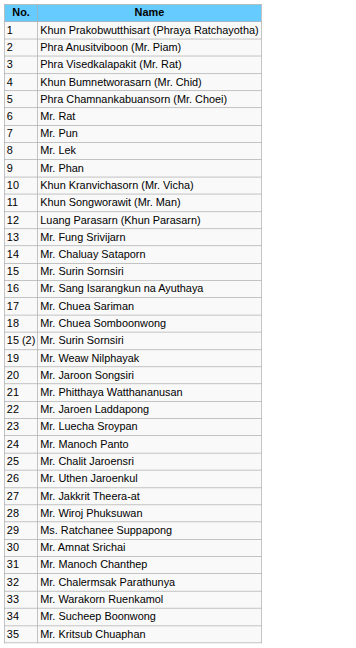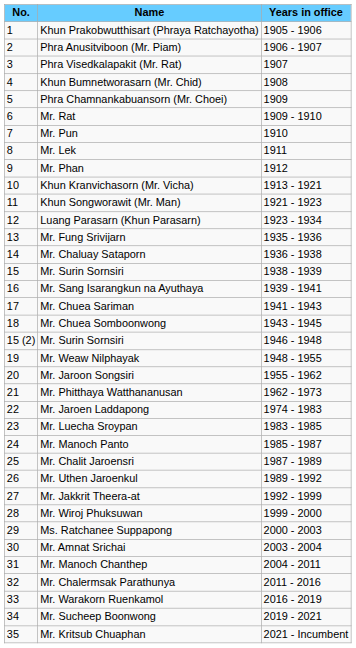+ column: (306, 13)
